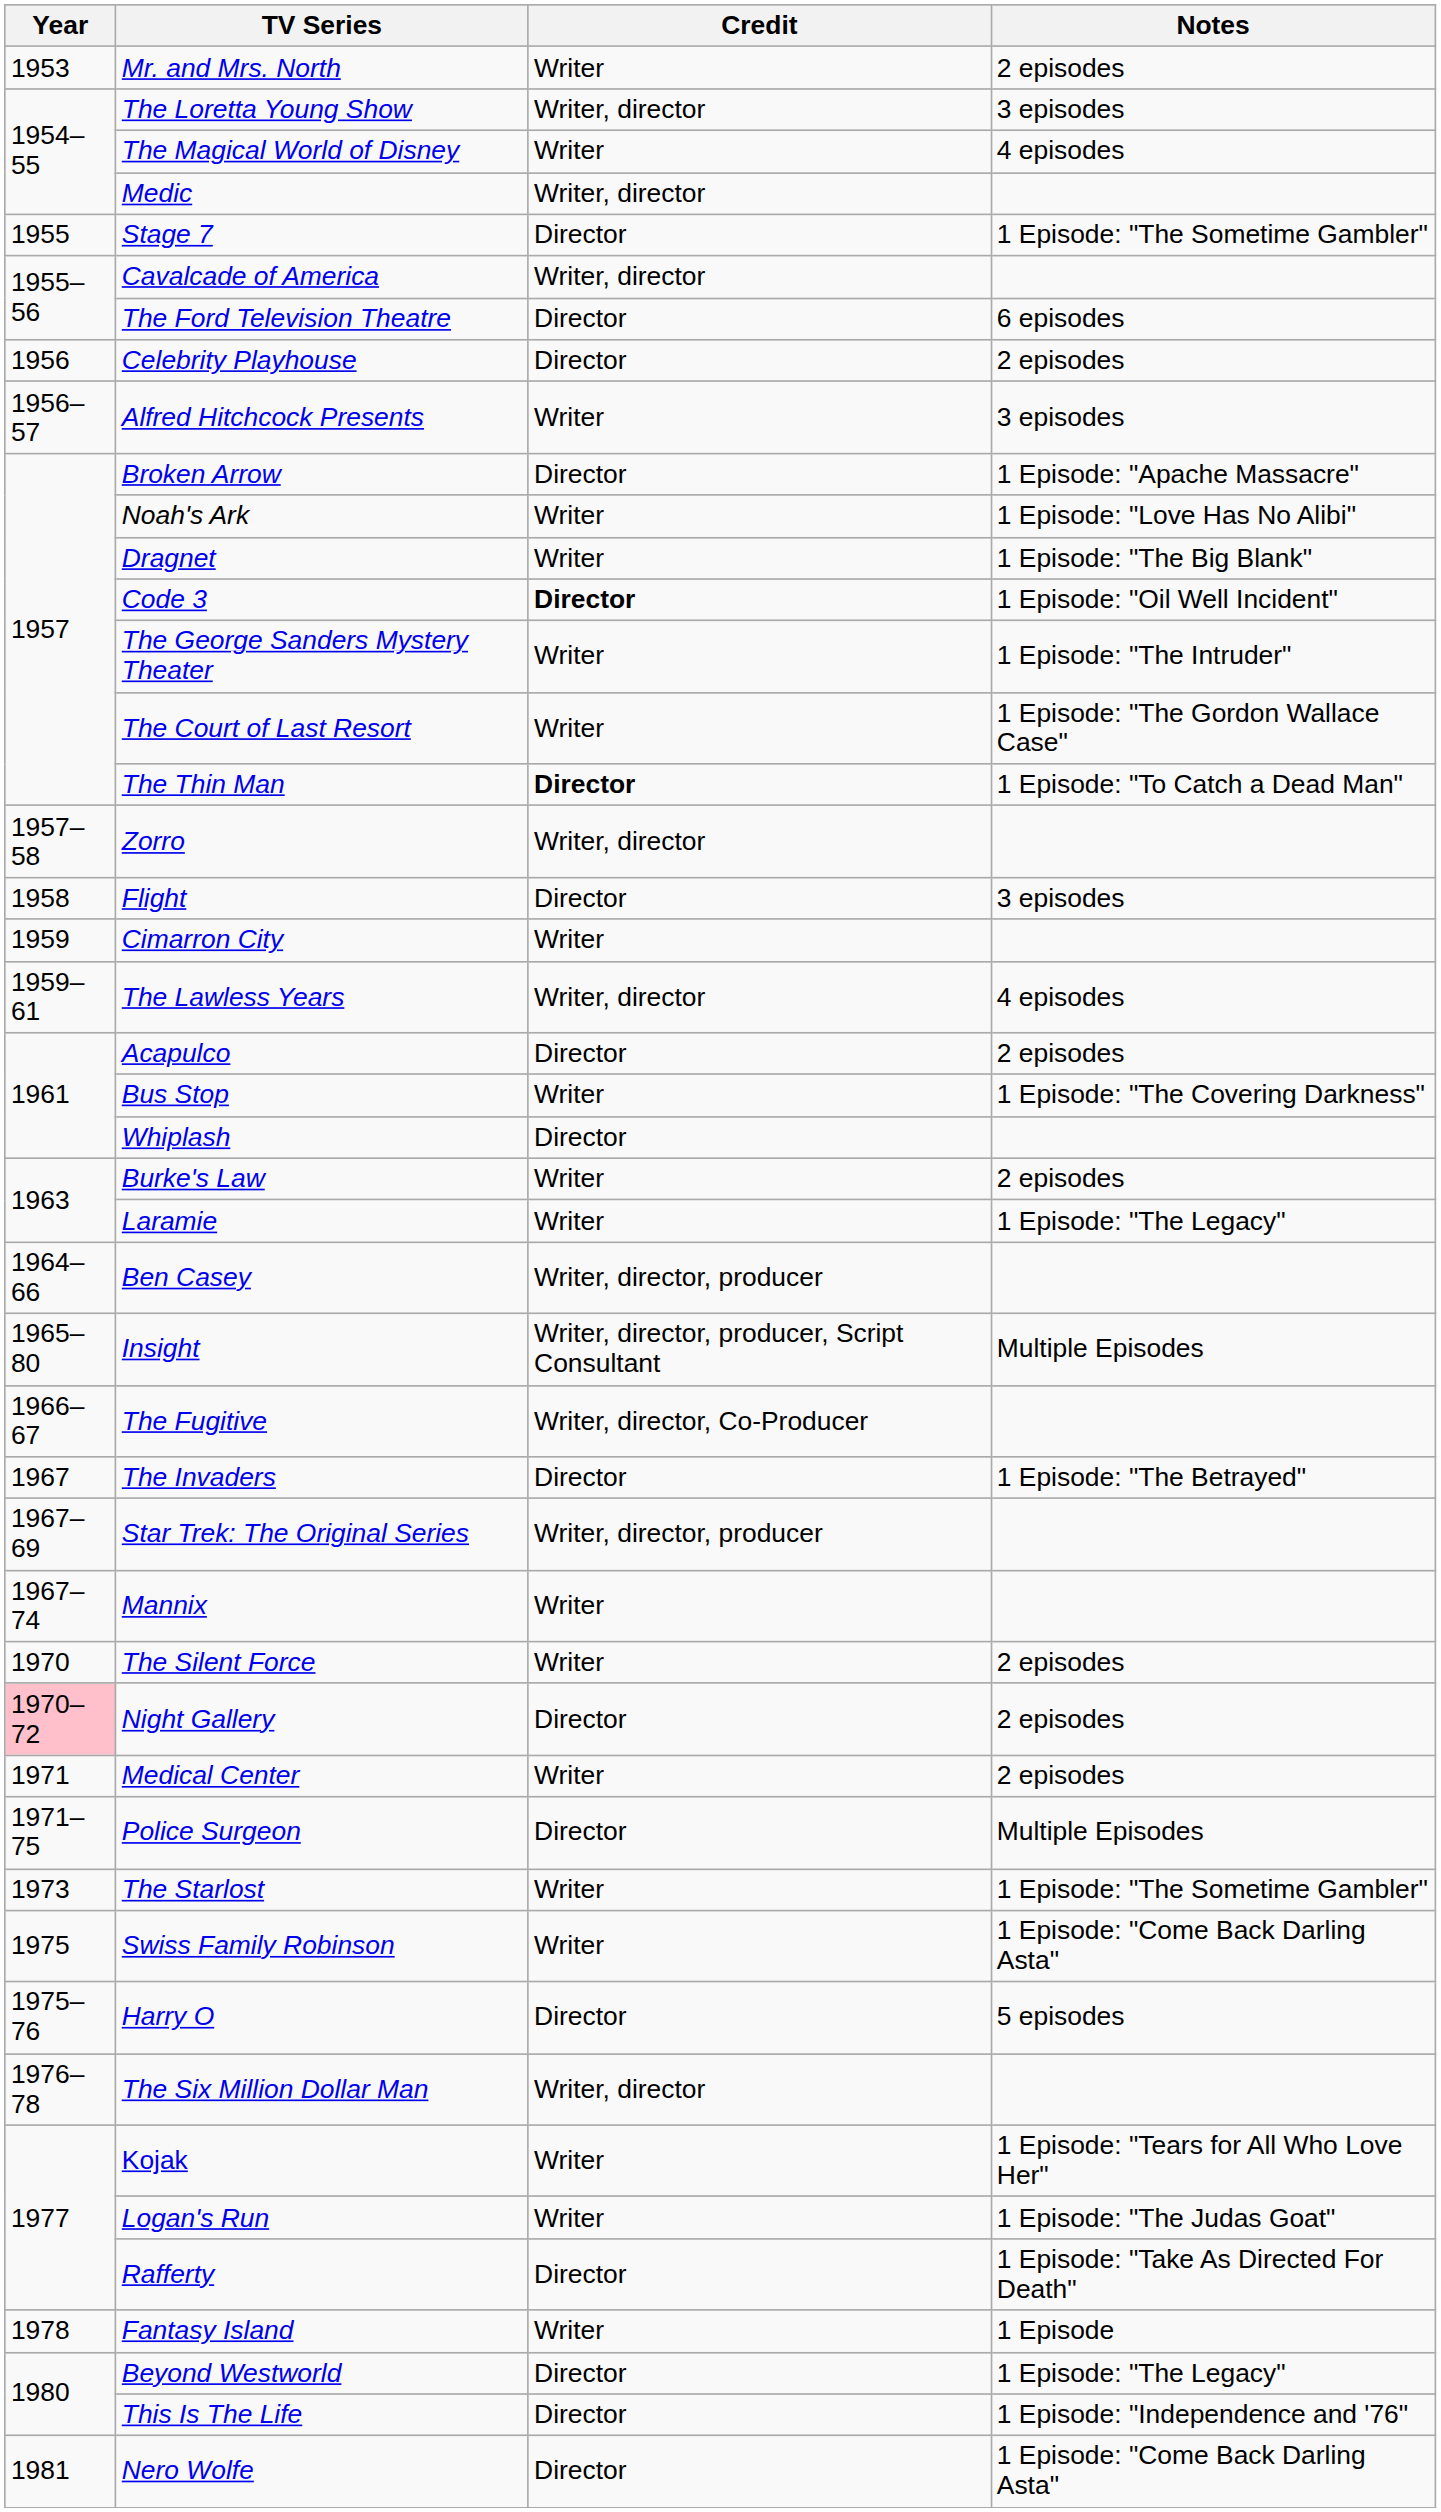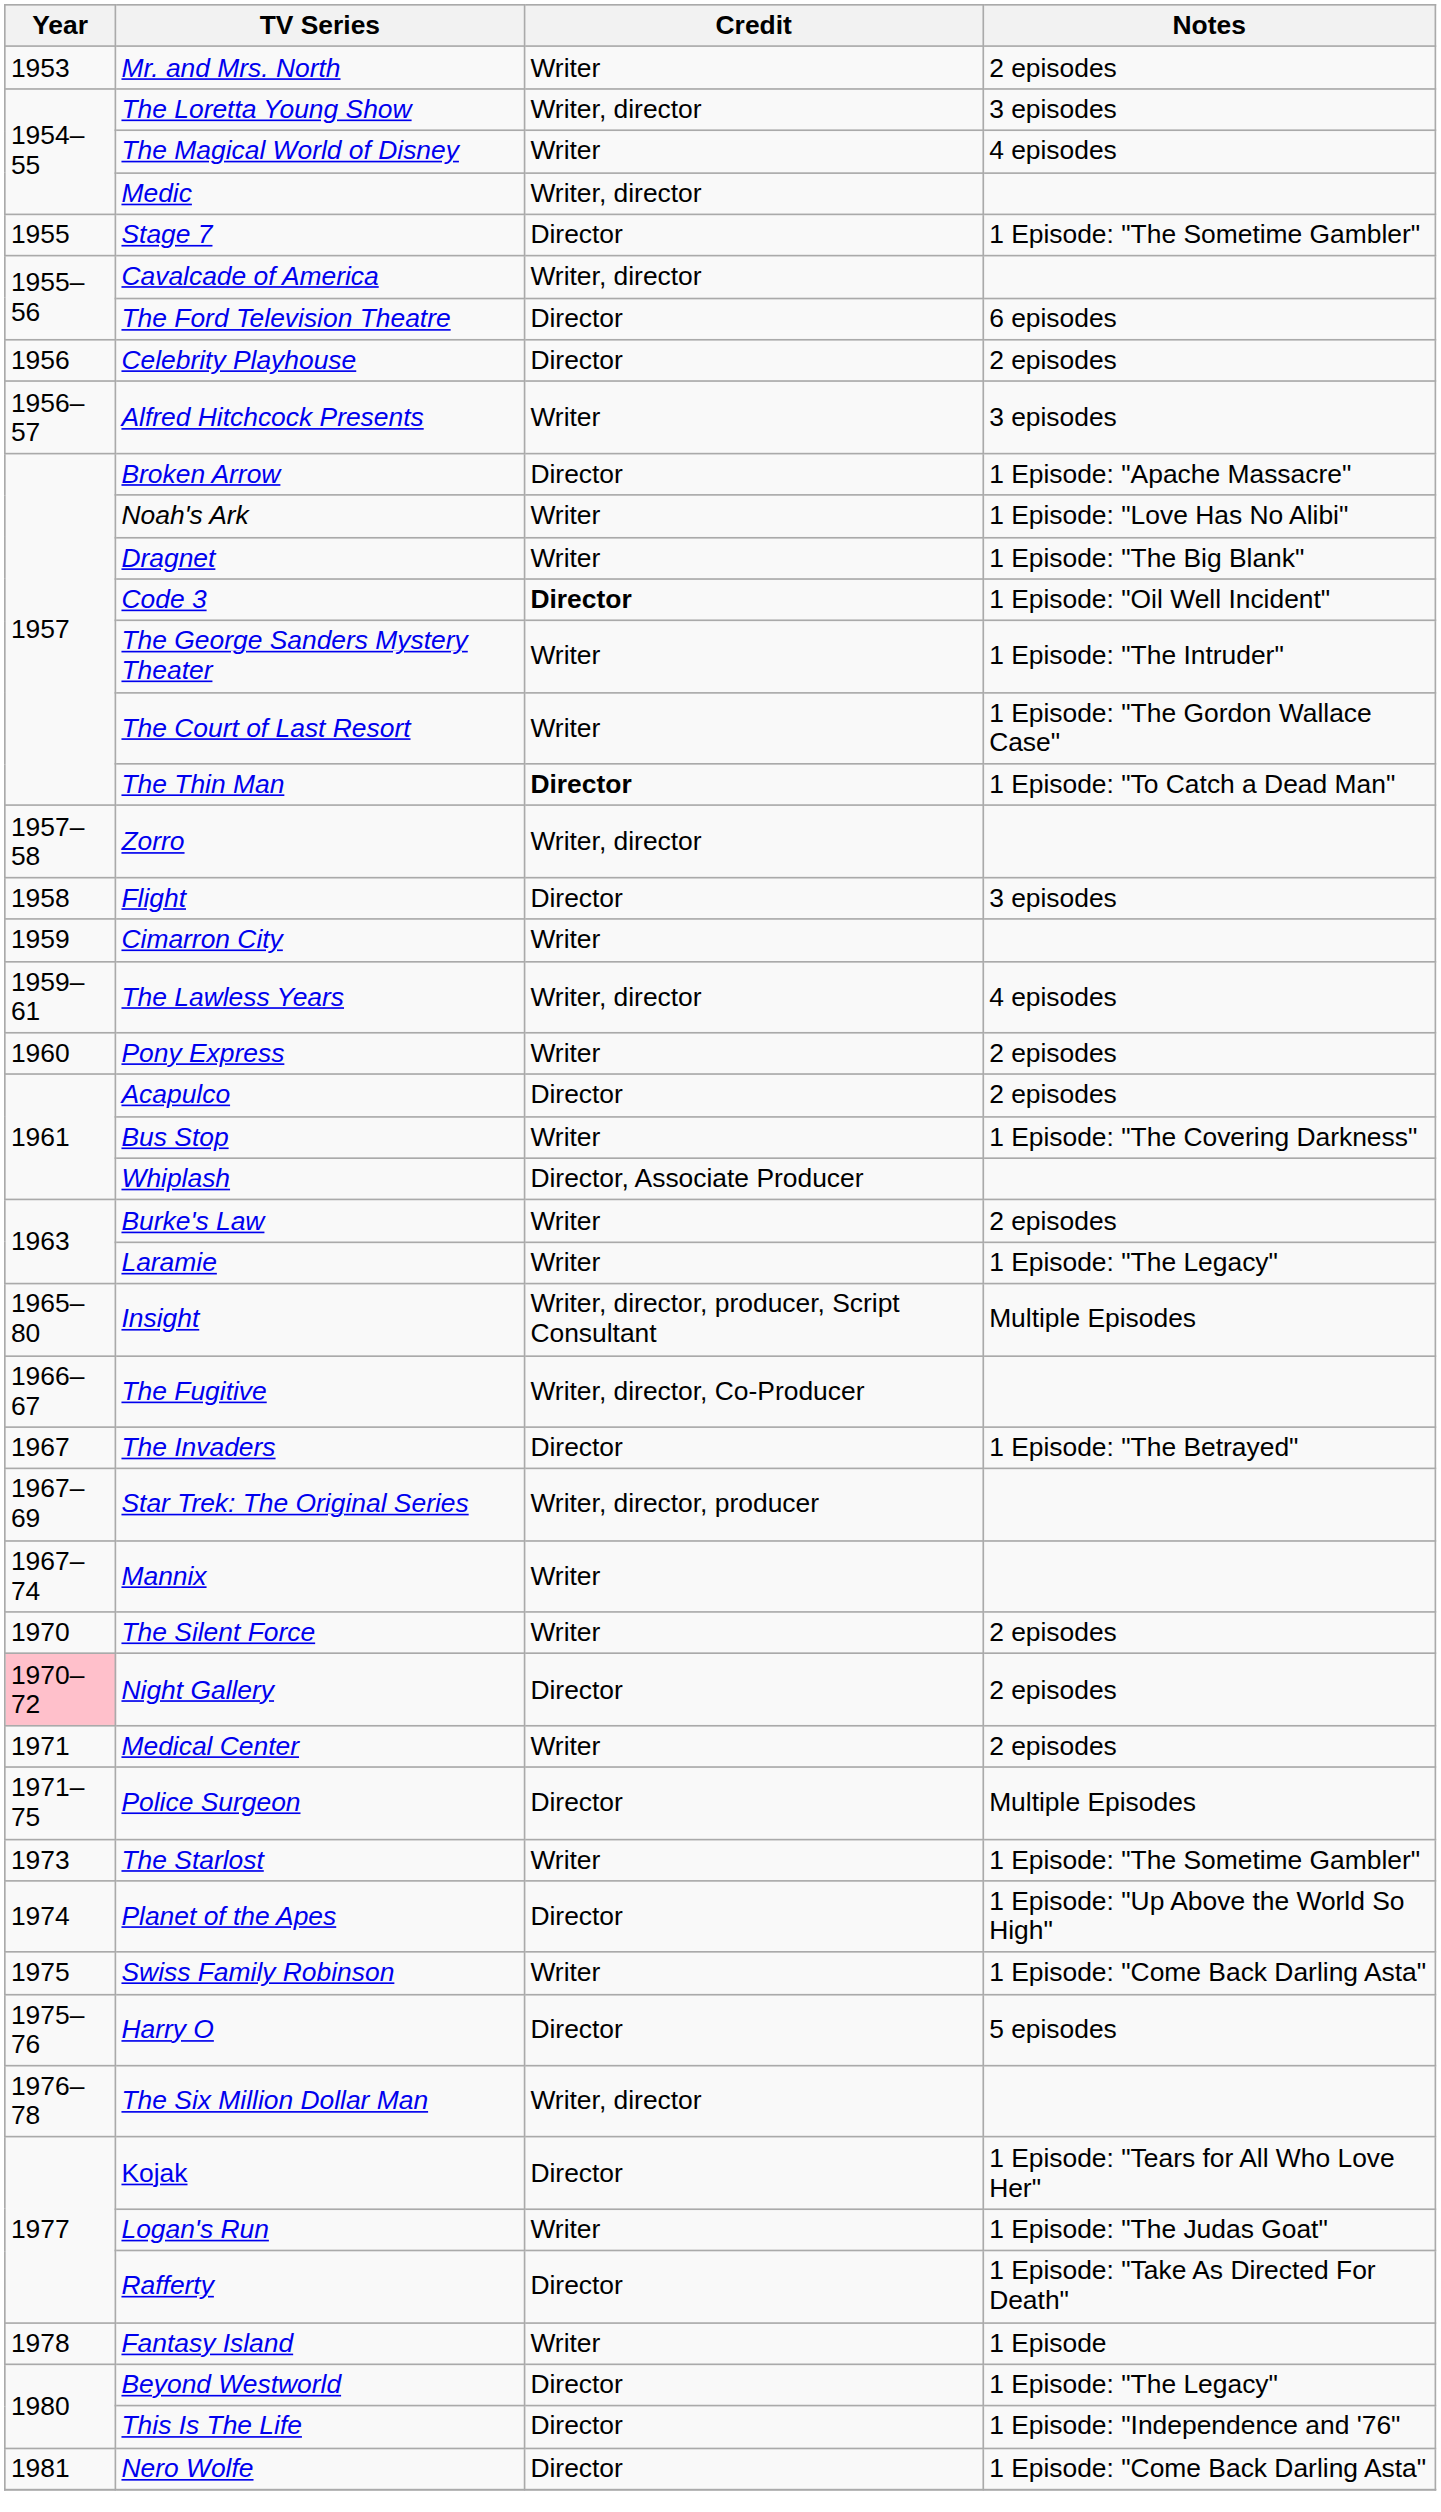+ row: (203, 1053)
(580, 1136) Director -> (697, 1178) Director, Associate Producer
- row: (186, 1277)
+ row: (229, 1916)
(569, 2160) Writer -> (577, 2172) Director
